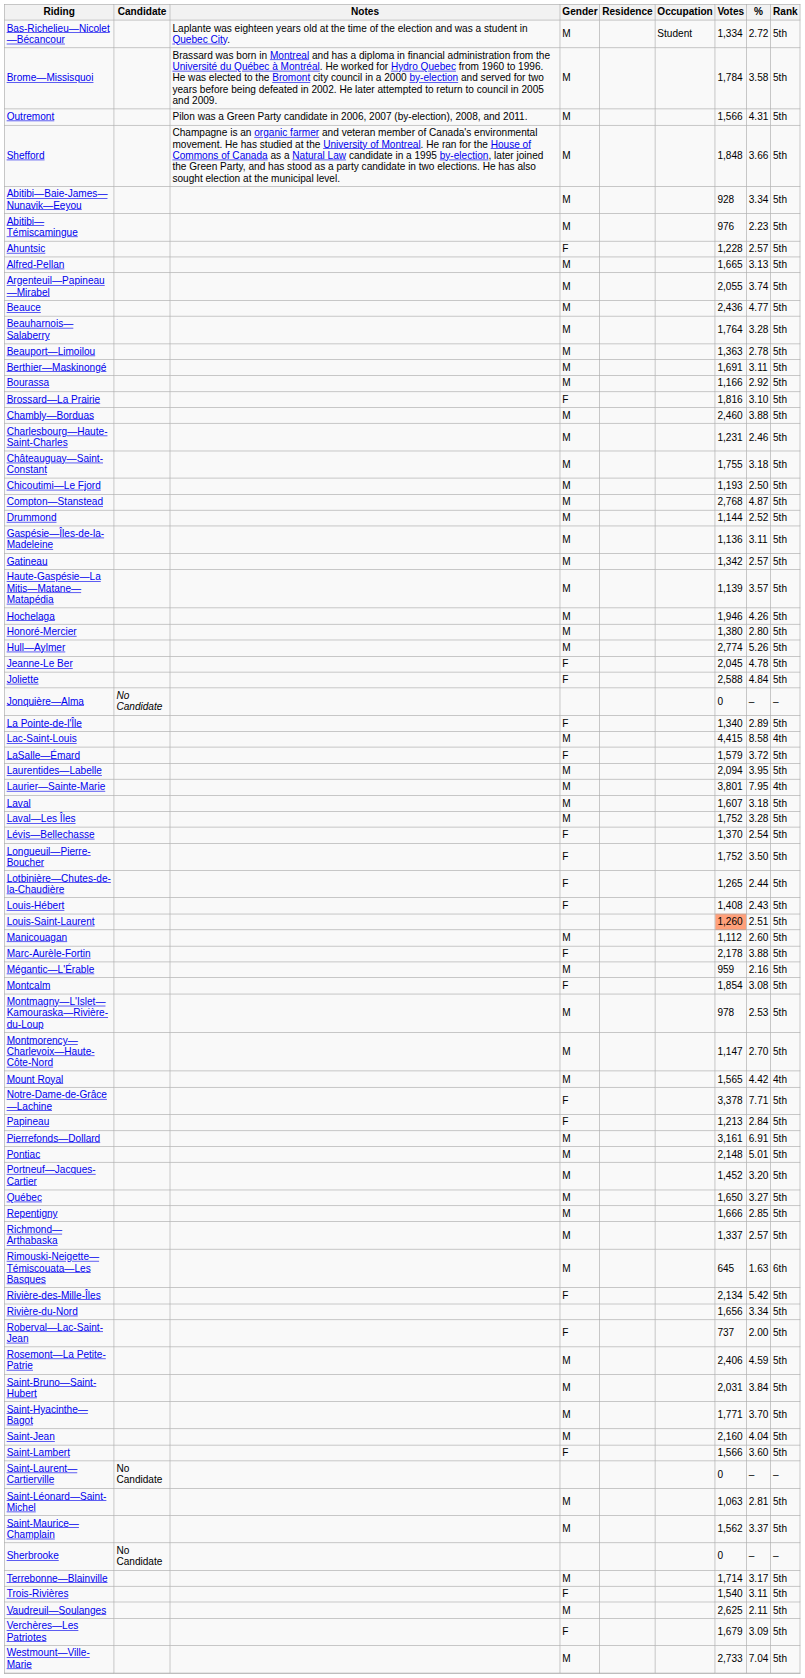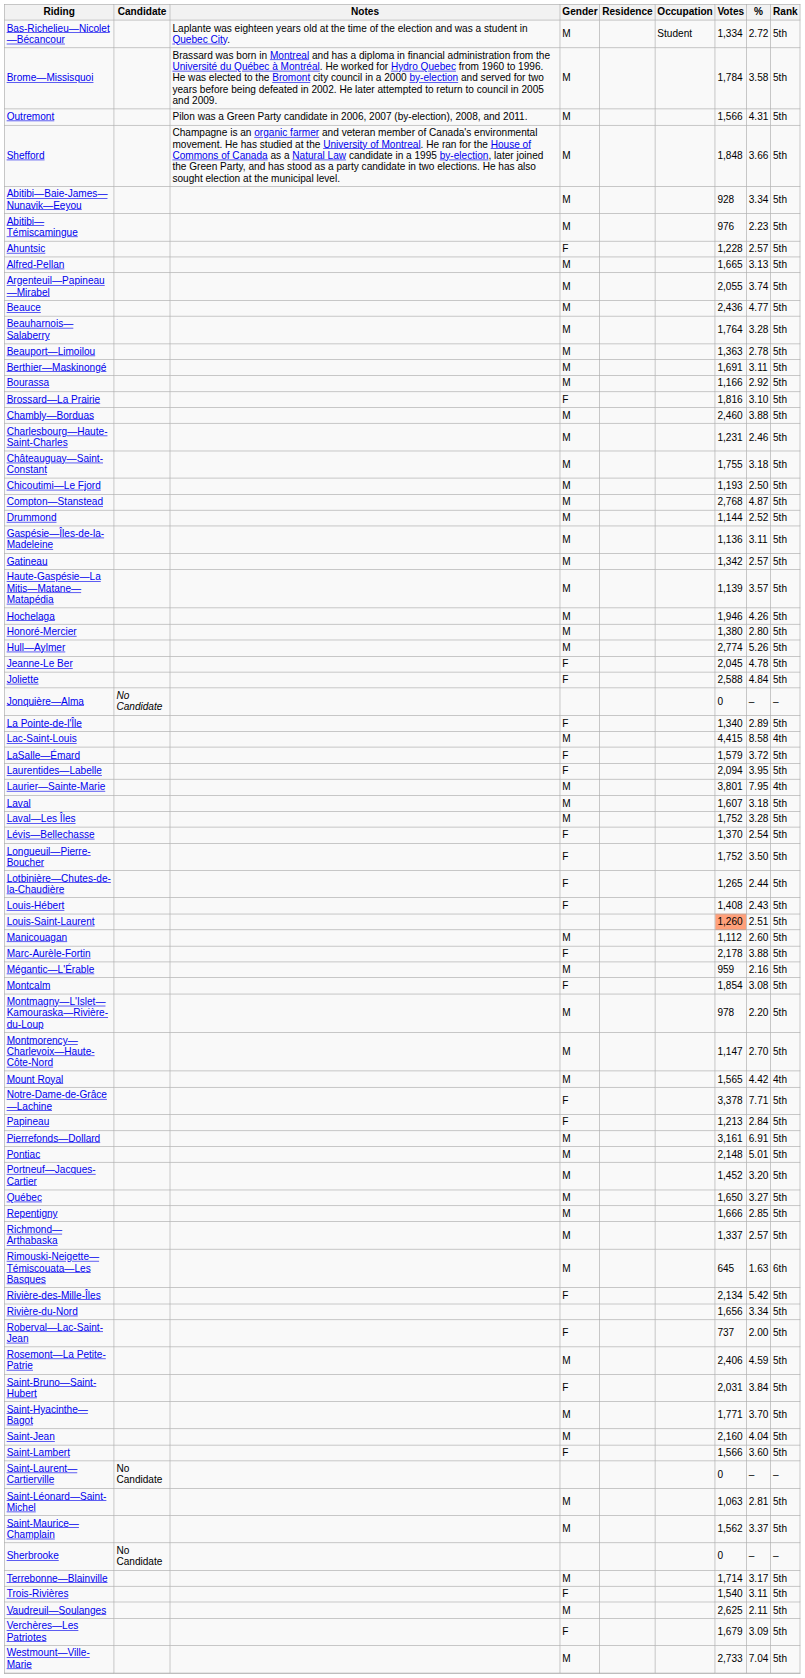(566, 771) M -> (565, 771) F
(759, 1013) 2.53 -> (759, 1013) 2.20
(566, 1388) M -> (565, 1388) F
